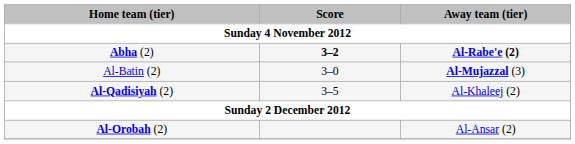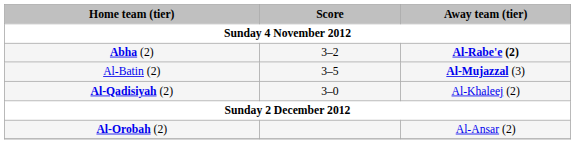(330, 52) bold -> (330, 52) normal
(330, 72) 3–0 -> (330, 72) 3–5
(330, 91) 3–5 -> (330, 91) 3–0
